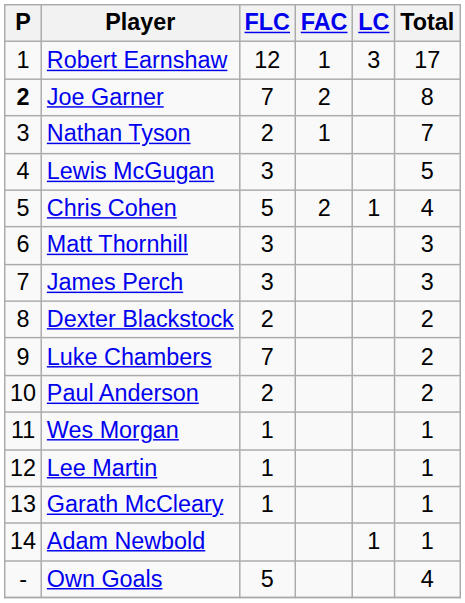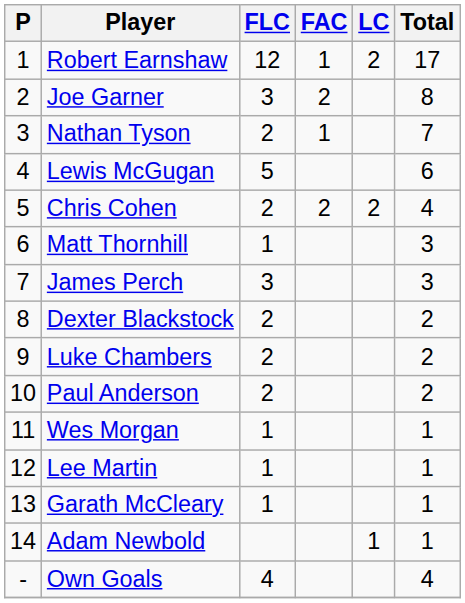(374, 60) 3 -> (374, 60) 2
(23, 97) bold -> (23, 97) normal
(267, 97) 7 -> (267, 97) 3
(267, 171) 3 -> (267, 171) 5
(427, 171) 5 -> (427, 171) 6
(267, 208) 5 -> (267, 208) 2
(374, 208) 1 -> (374, 208) 2
(267, 245) 3 -> (267, 245) 1
(267, 356) 7 -> (267, 356) 2
(267, 578) 5 -> (267, 578) 4
